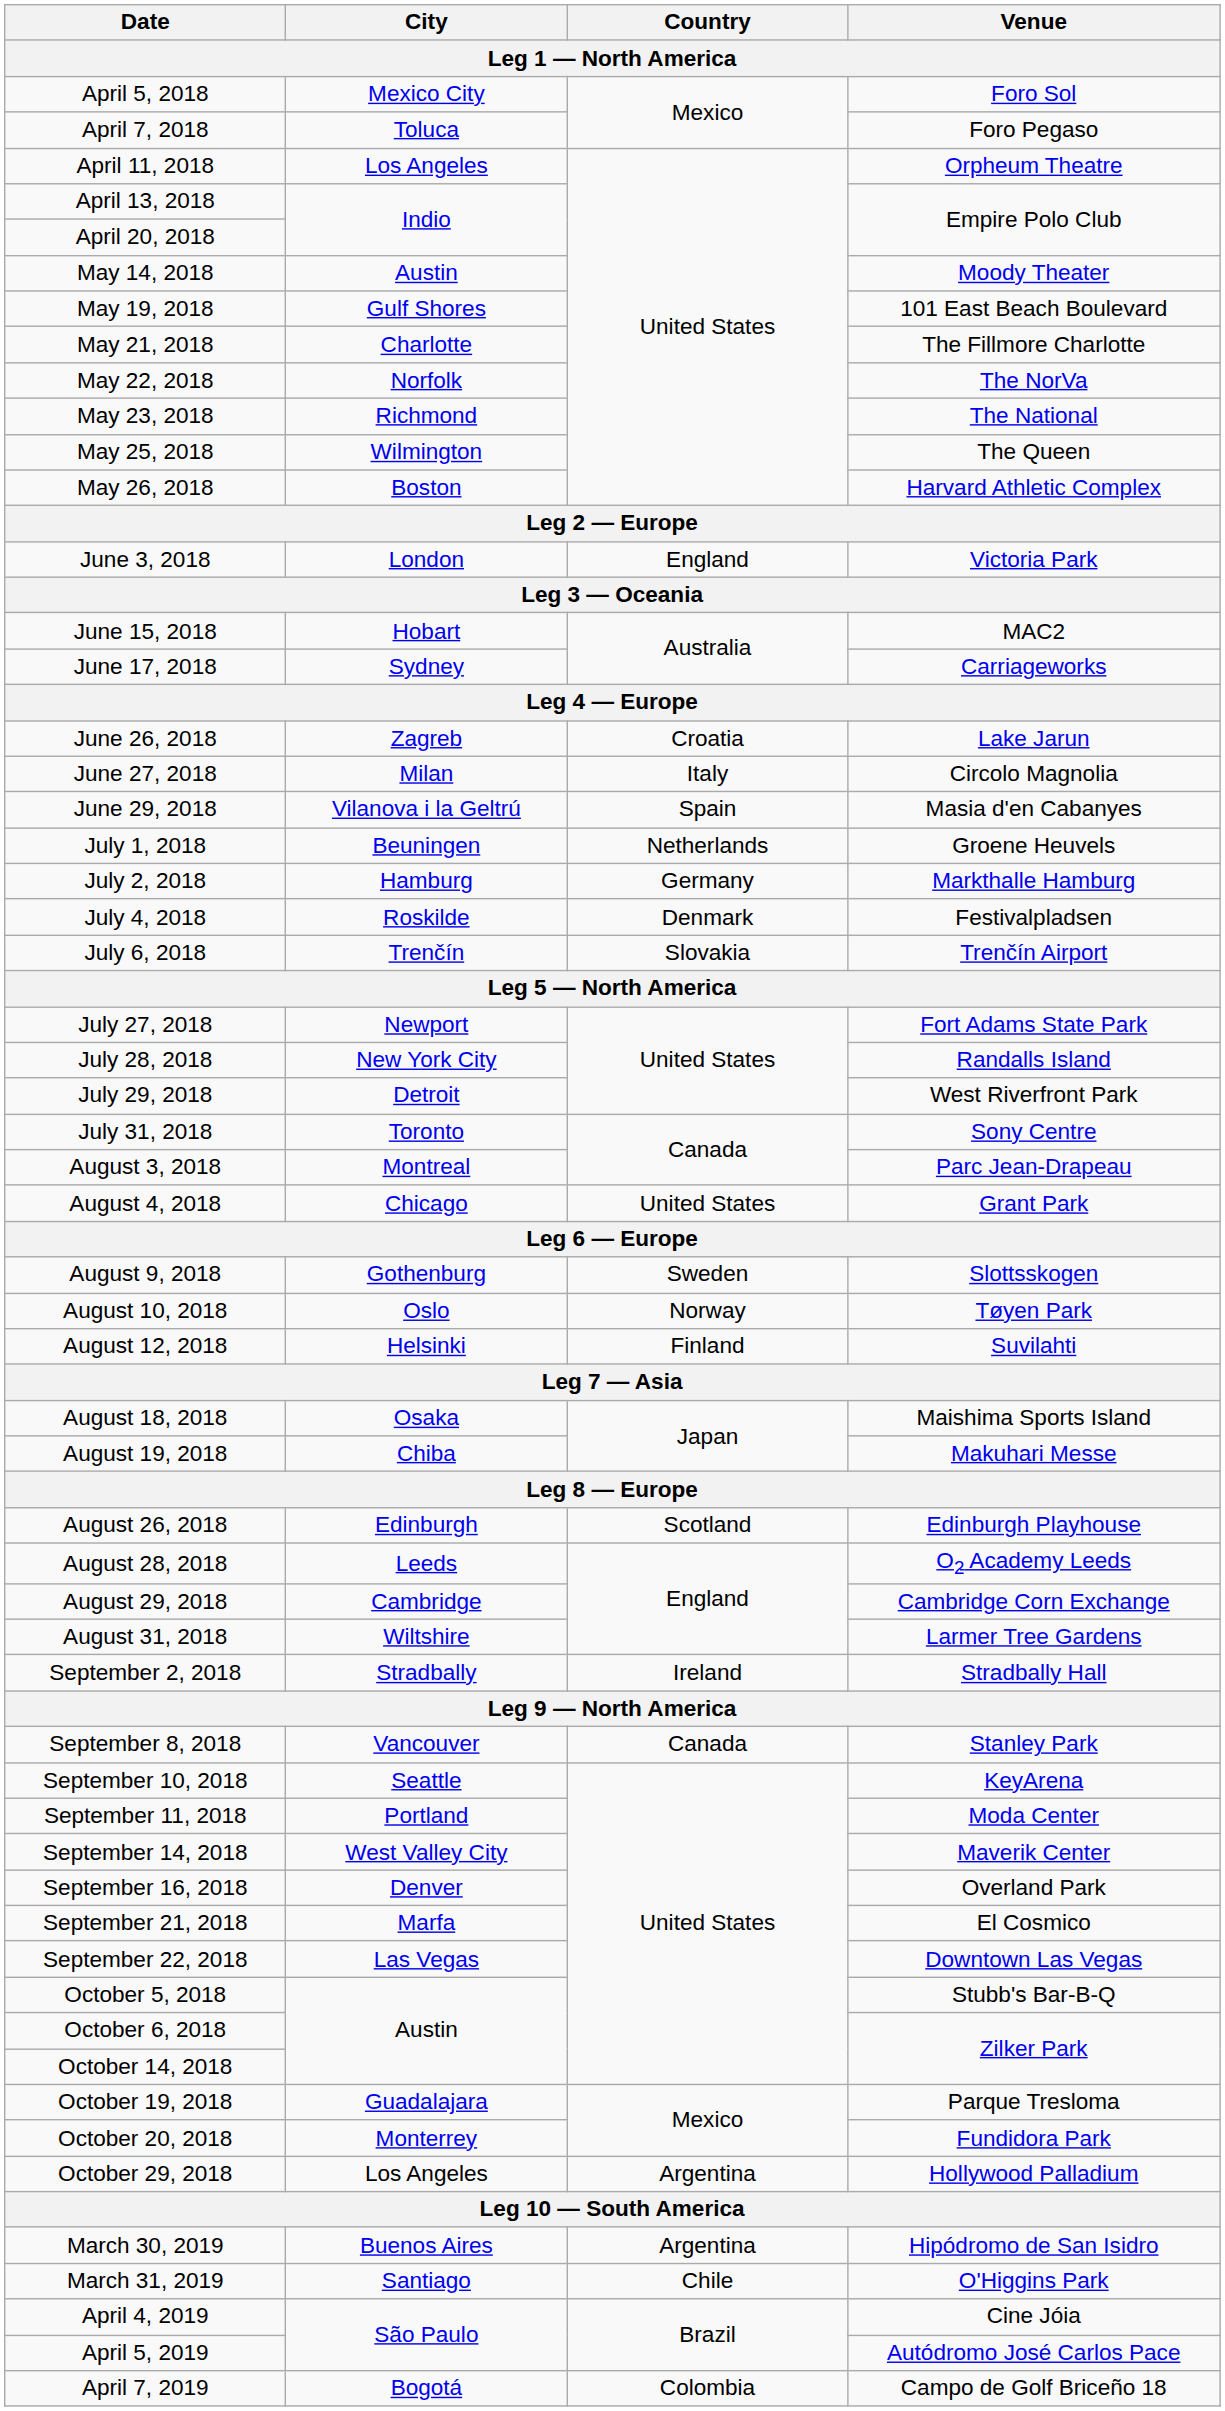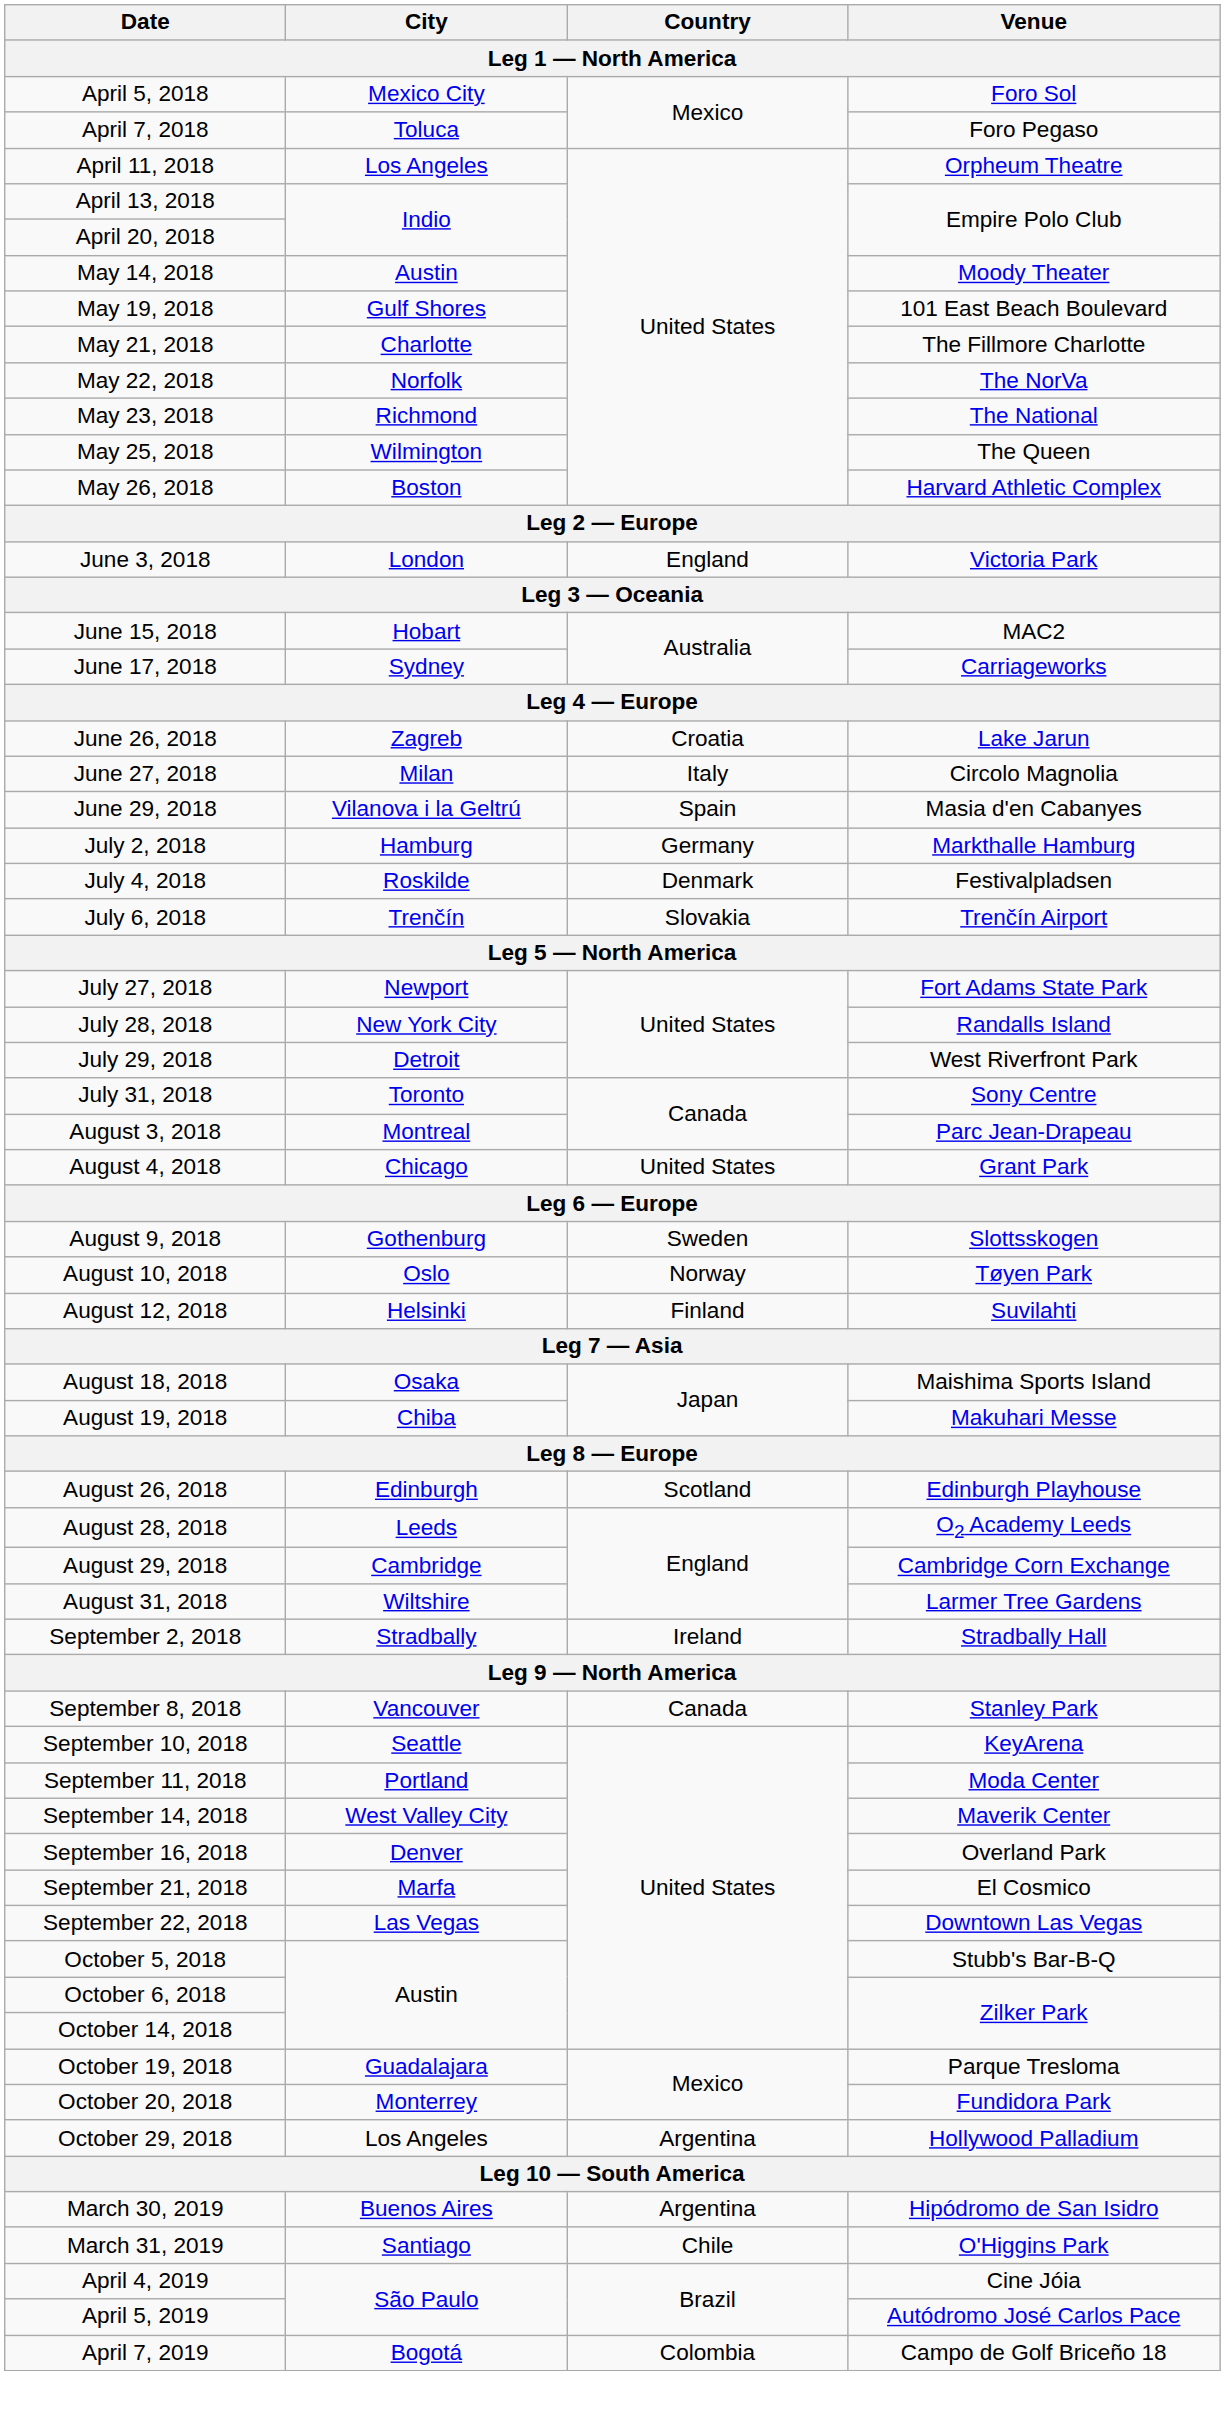- row: (145, 845)
